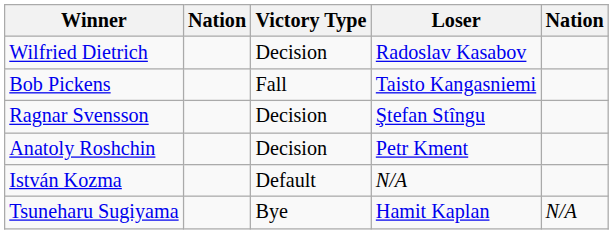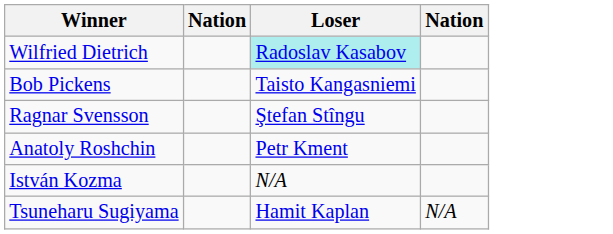- column: (311, 20)
(451, 52) no background -> (331, 52) paleturquoise background
